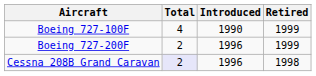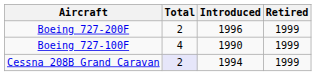rows swapped: (83, 29) <-> (83, 46)
(230, 62) 1996 -> (230, 62) 1994
(287, 62) 1998 -> (287, 62) 1999
